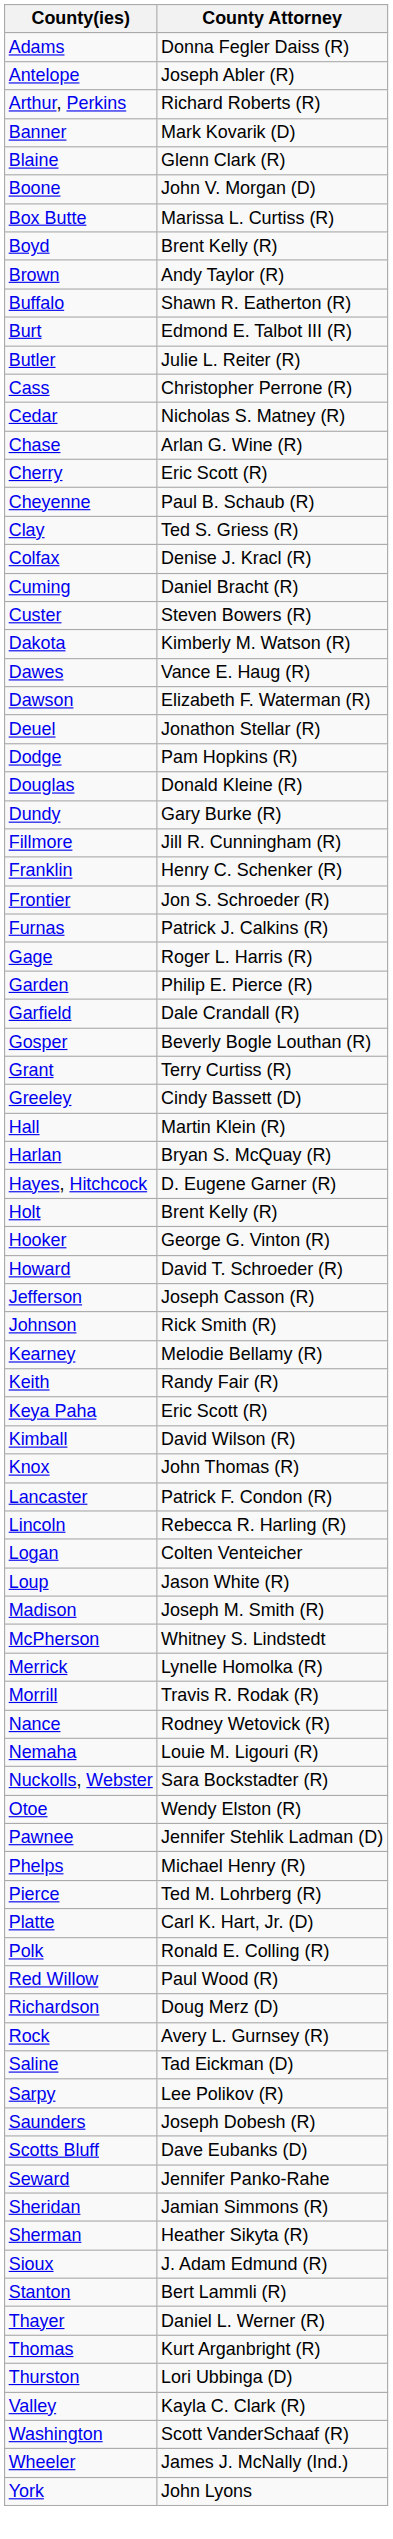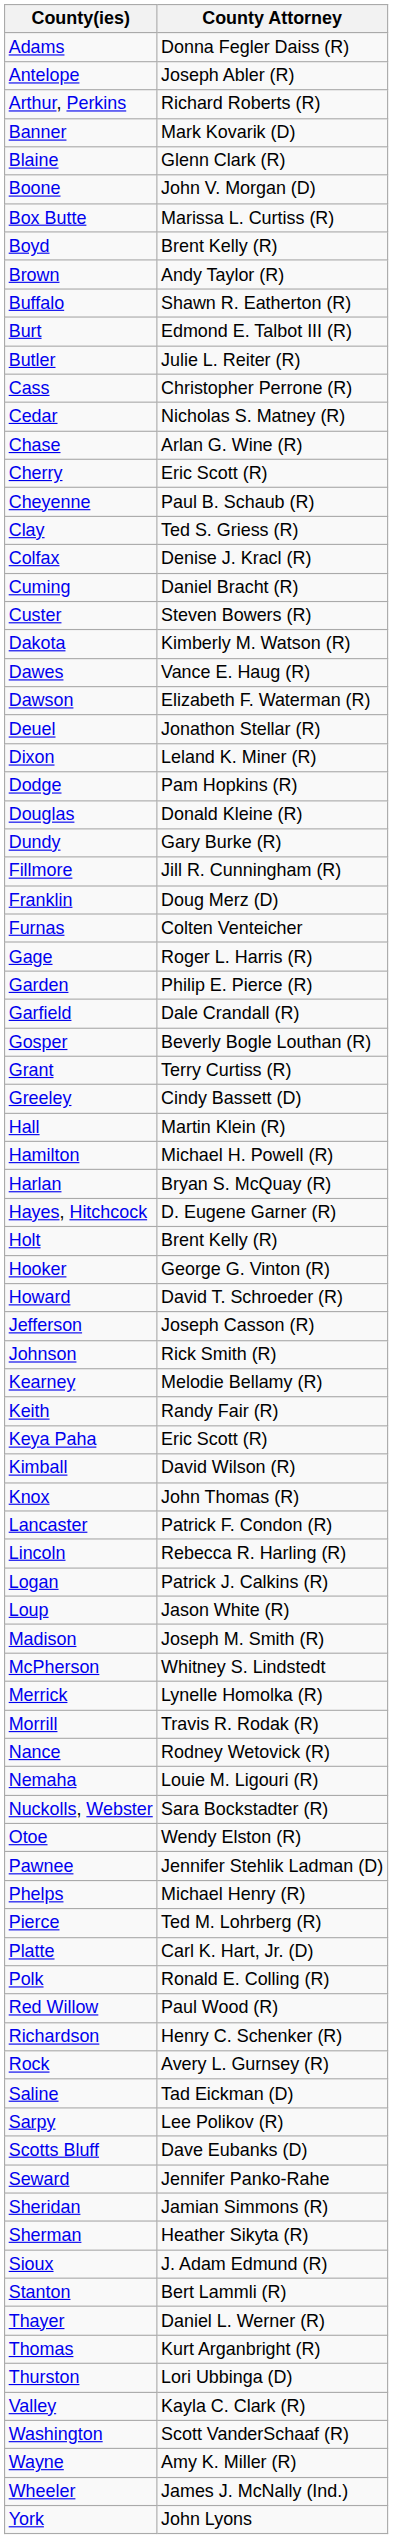+ row: (32, 757)
(252, 871) Henry C. Schenker (R) -> (220, 899) Doug Merz (D)
- row: (40, 899)
(245, 928) Patrick J. Calkins (R) -> (232, 928) Colten Venteicher
+ row: (44, 1155)
(232, 1553) Colten Venteicher -> (245, 1581) Patrick J. Calkins (R)
(220, 2008) Doug Merz (D) -> (252, 2036) Henry C. Schenker (R)
- row: (47, 2121)
+ row: (36, 2462)
